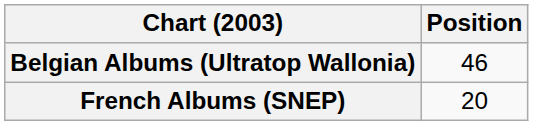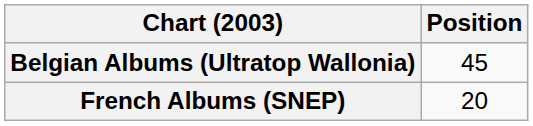(474, 62) 46 -> (474, 62) 45
